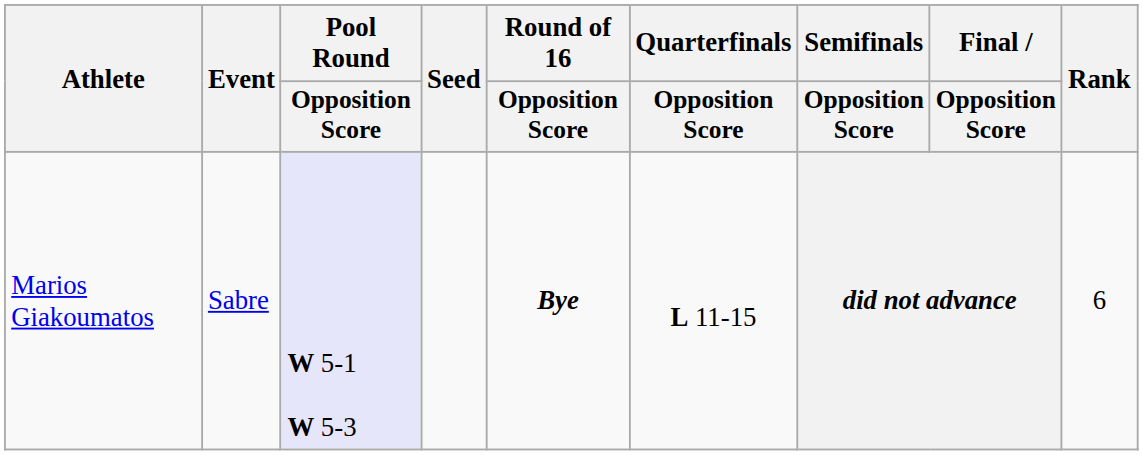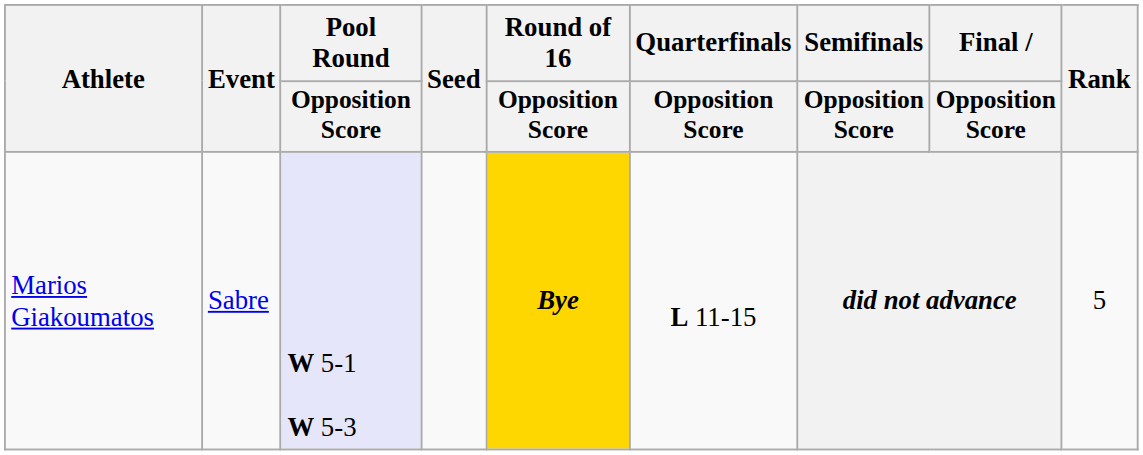(558, 300) no background -> (558, 300) gold background
(1099, 300) 6 -> (1099, 300) 5
